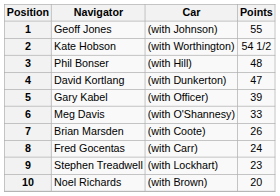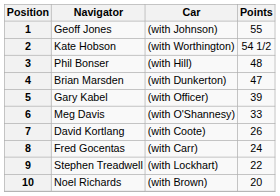(89, 81) David Kortlang -> (89, 81) Brian Marsden
(89, 132) Brian Marsden -> (89, 132) David Kortlang
(256, 166) 23 -> (256, 166) 22
